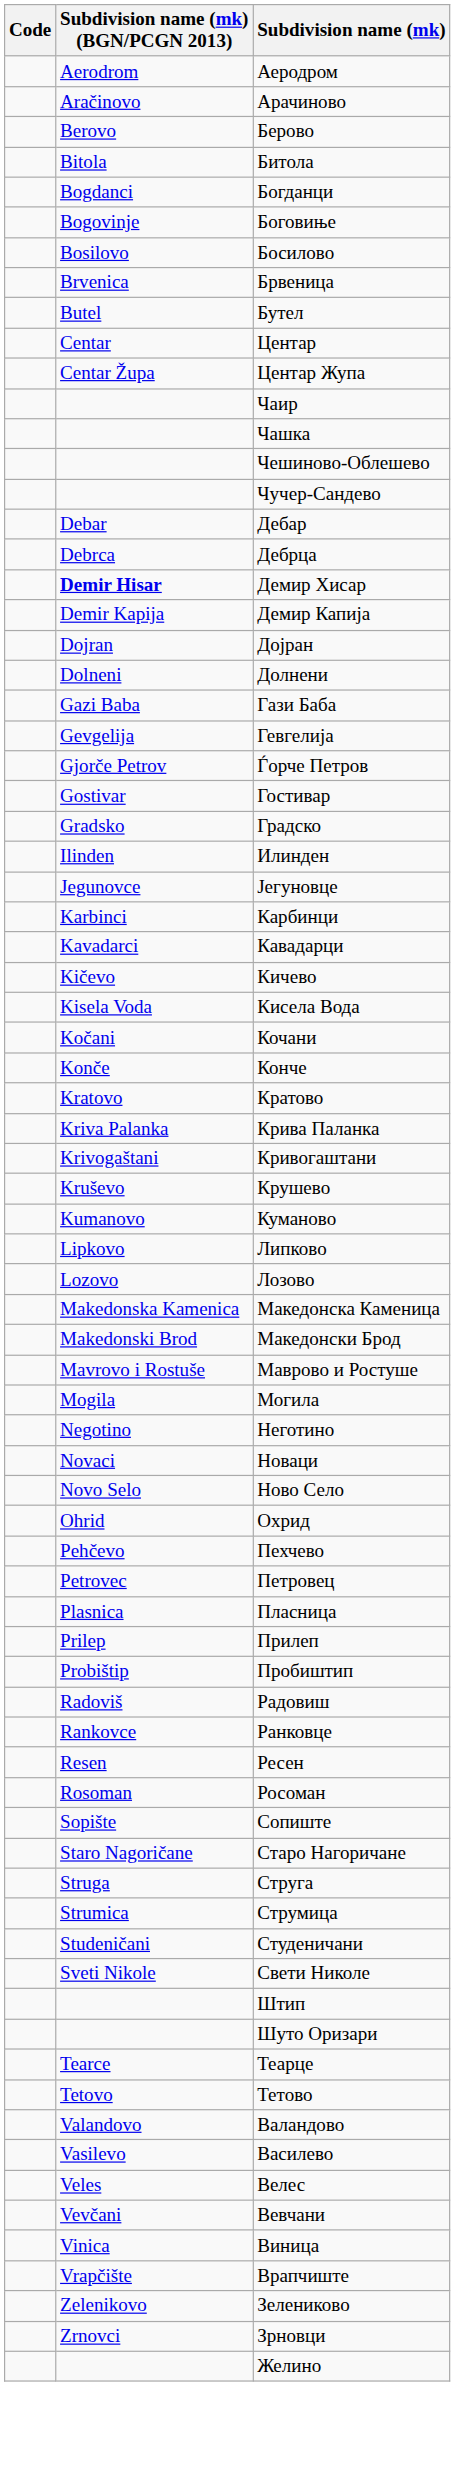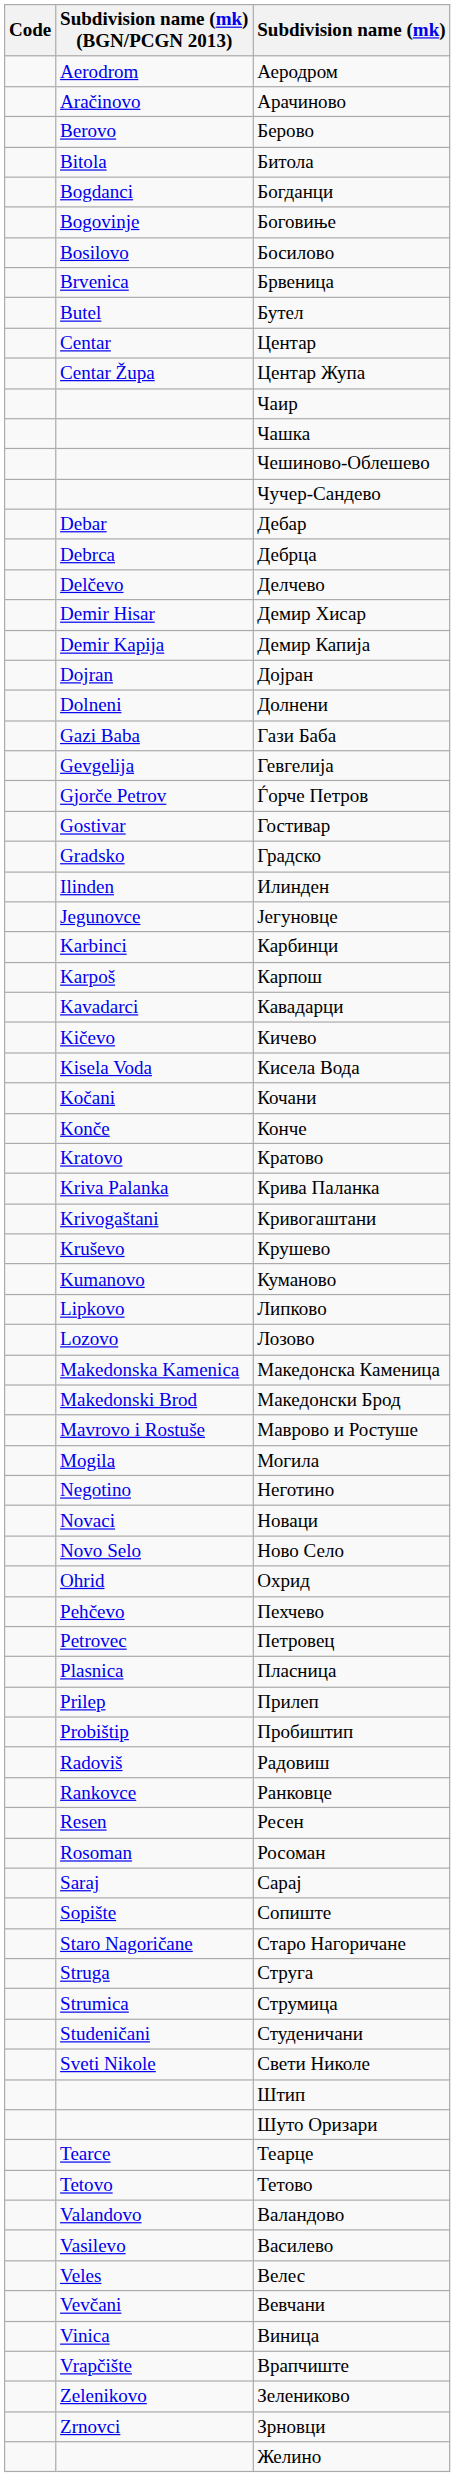+ row: (291, 584)
(111, 584) bold -> (107, 614) normal
+ row: (290, 977)
+ row: (279, 1882)
